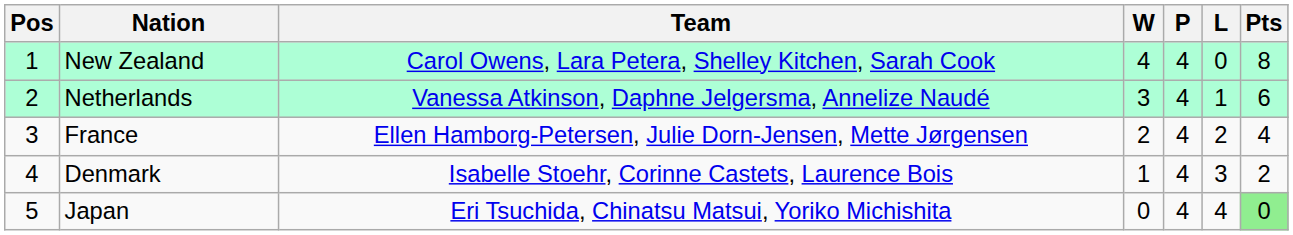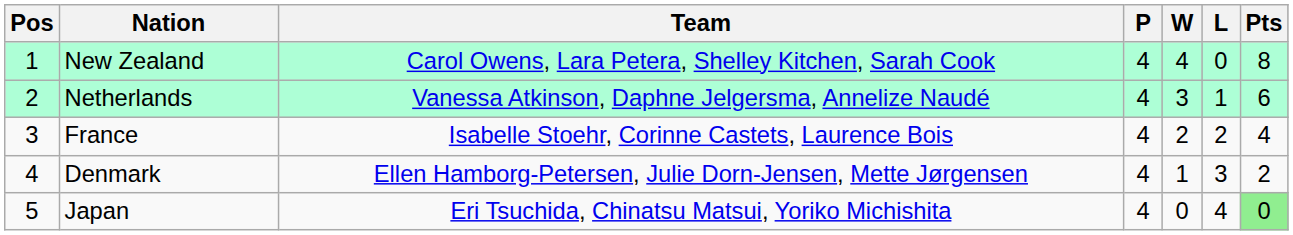columns swapped: (1183, 23) <-> (1144, 23)
(701, 135) Ellen Hamborg-Petersen, Julie Dorn-Jensen, Mette Jørgensen -> (701, 135) Isabelle Stoehr, Corinne Castets, Laurence Bois
(701, 173) Isabelle Stoehr, Corinne Castets, Laurence Bois -> (701, 173) Ellen Hamborg-Petersen, Julie Dorn-Jensen, Mette Jørgensen
